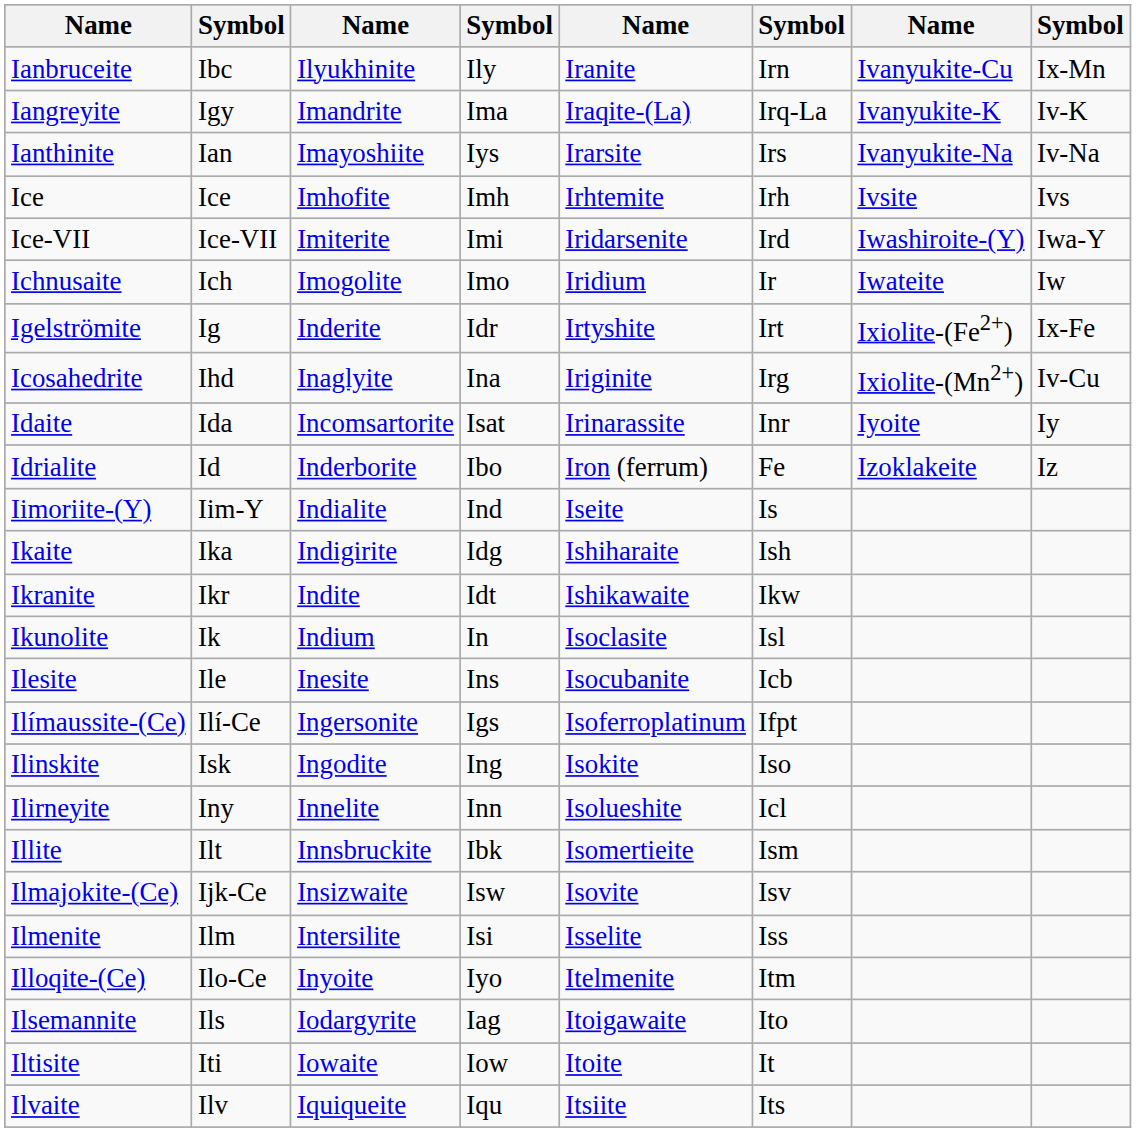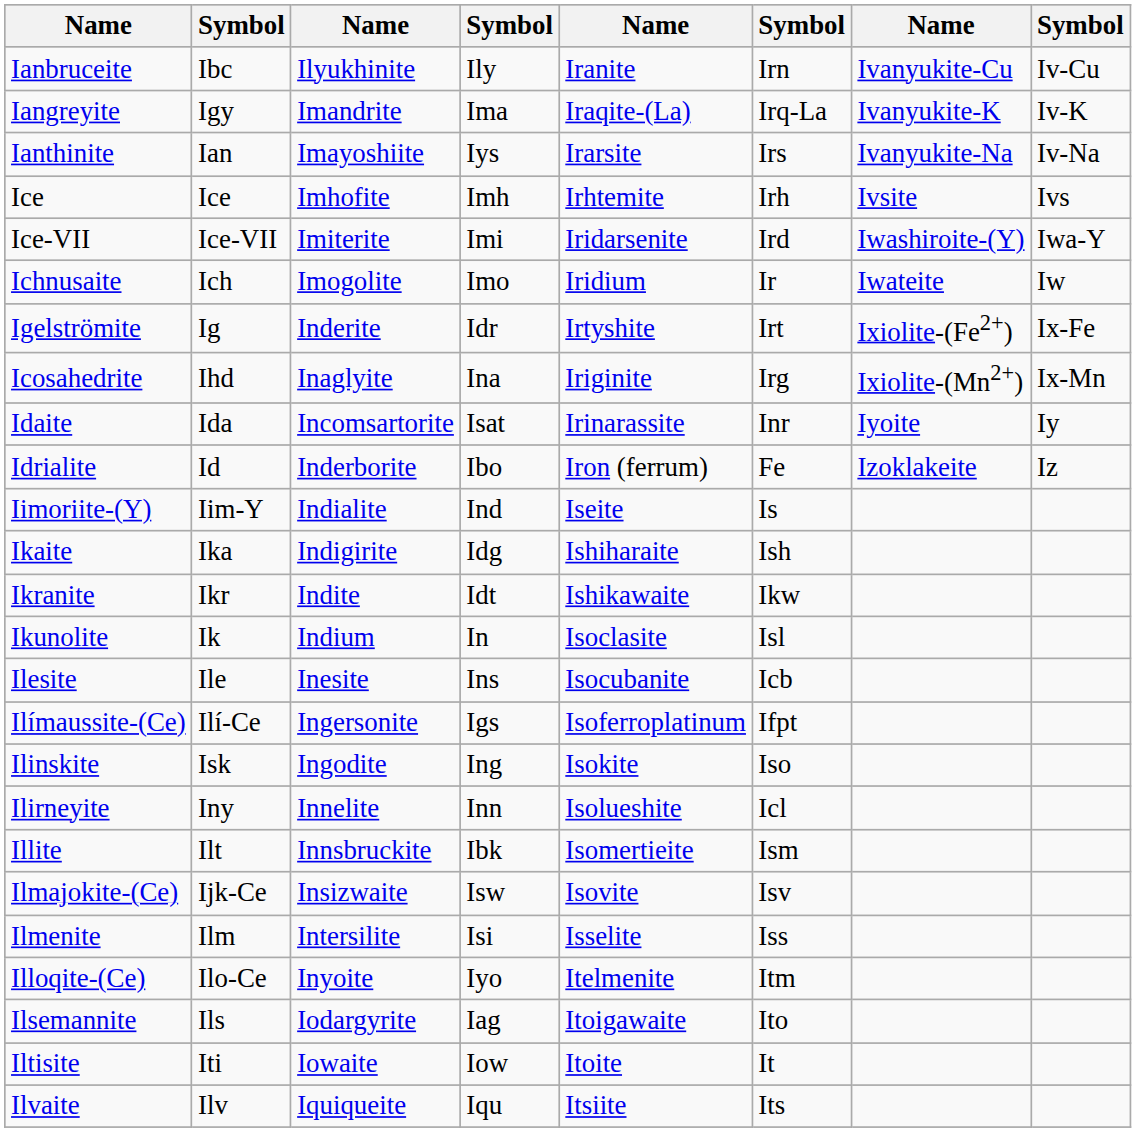(1071, 68) Ix-Mn -> (1068, 68) Iv-Cu
(1068, 377) Iv-Cu -> (1071, 377) Ix-Mn
